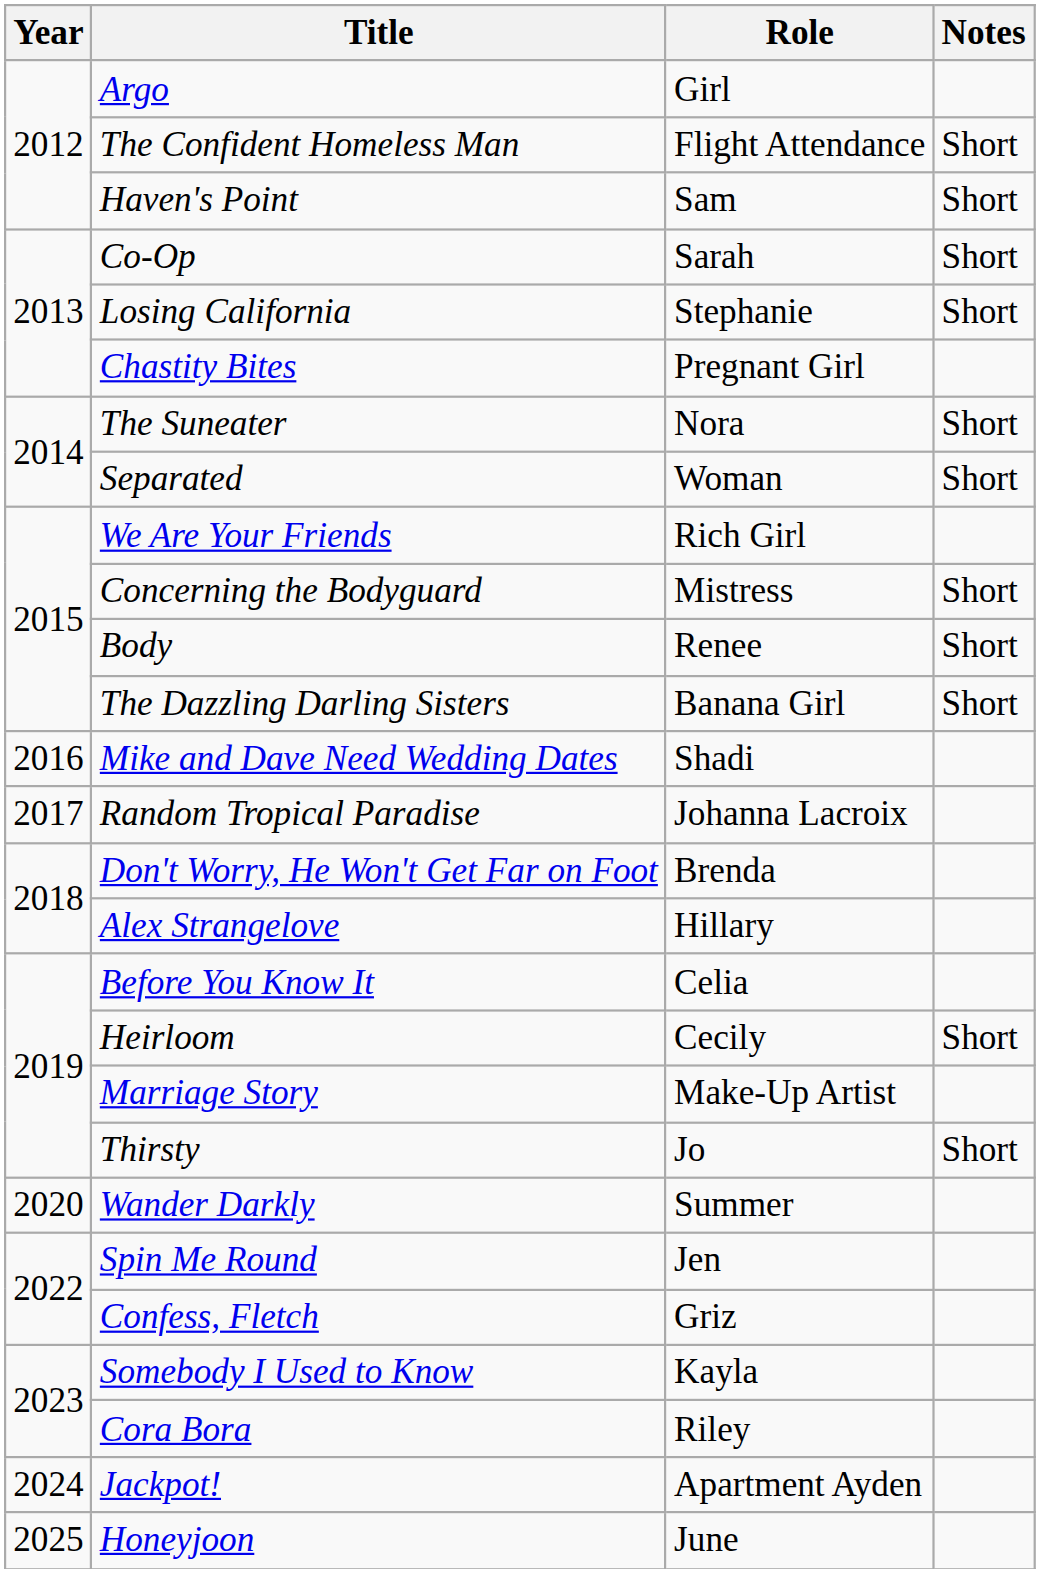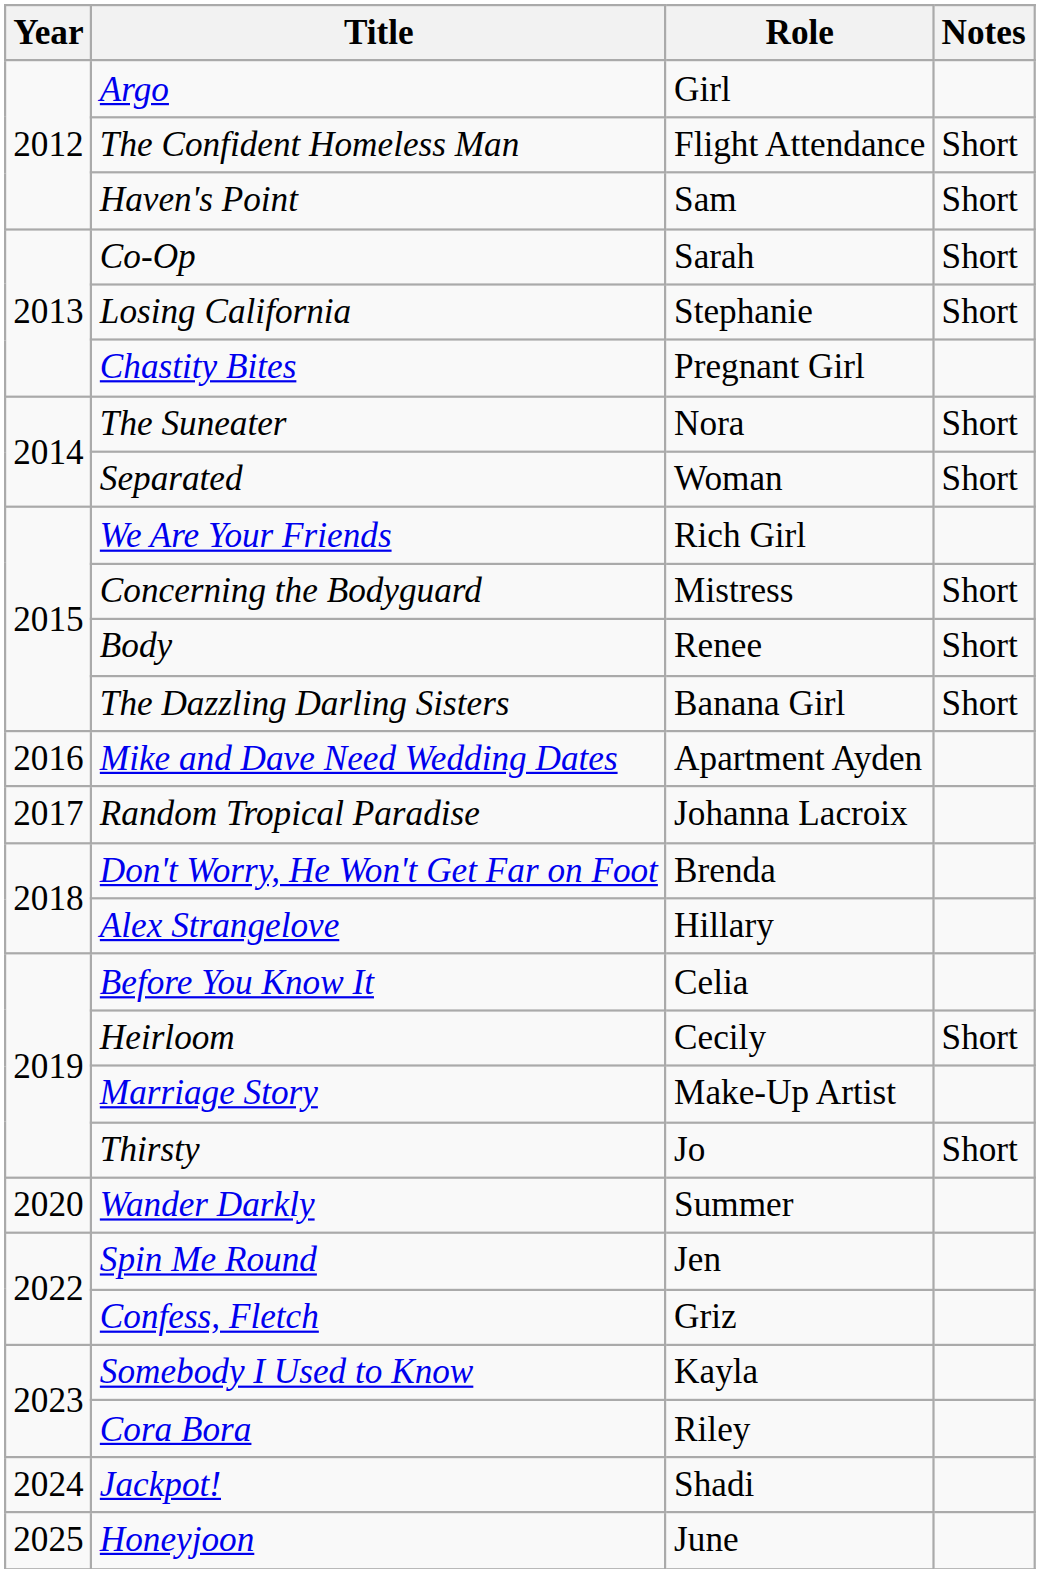(714, 758) Shadi -> (798, 758) Apartment Ayden
(798, 1483) Apartment Ayden -> (714, 1483) Shadi
